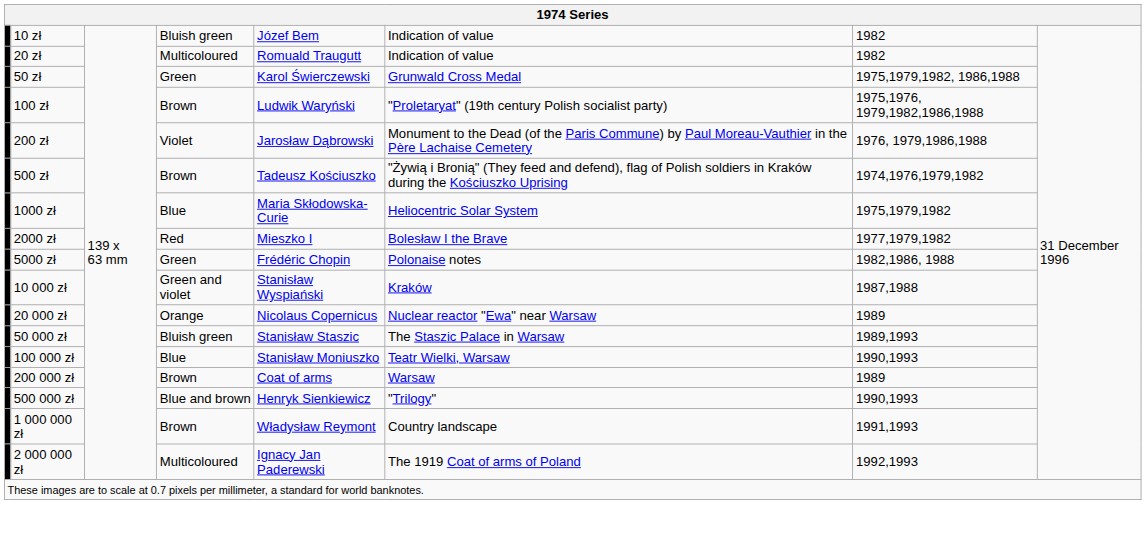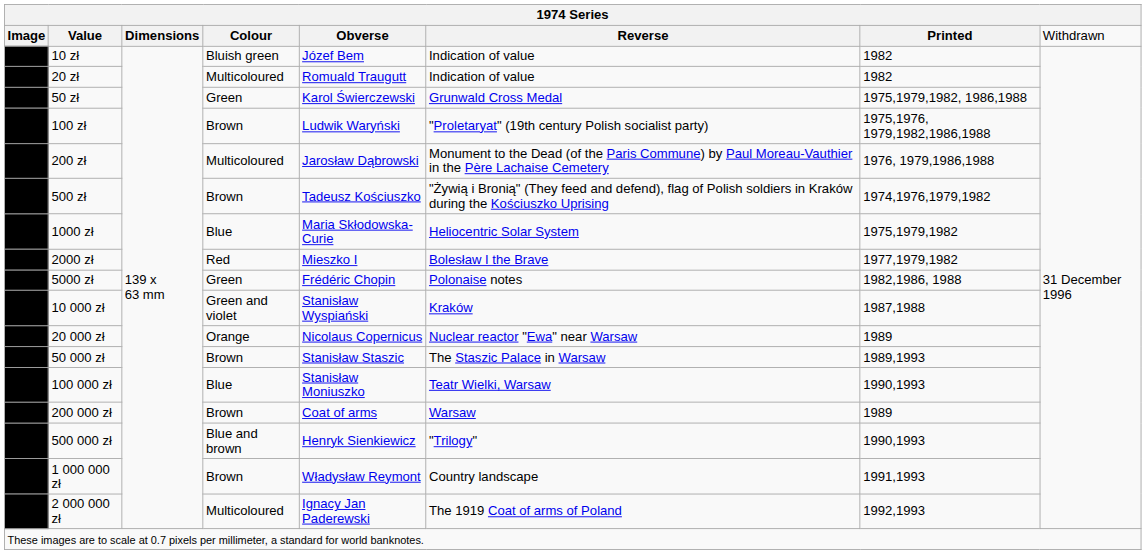+ row: (85, 36)
(176, 141) Violet -> (245, 161) Multicoloured
(196, 336) Bluish green -> (225, 357) Brown
